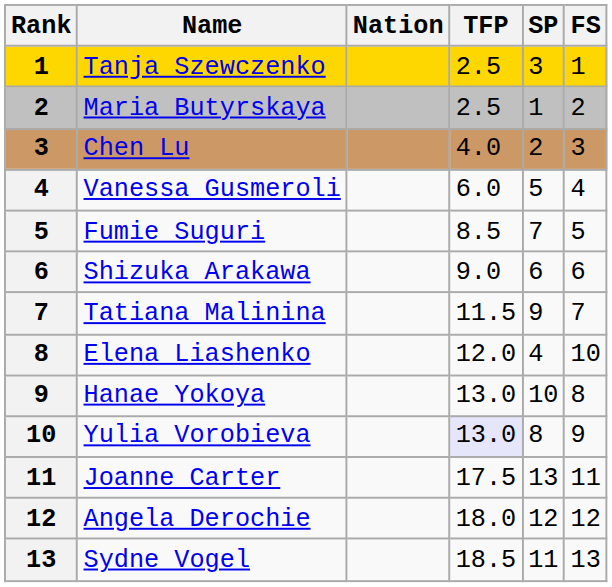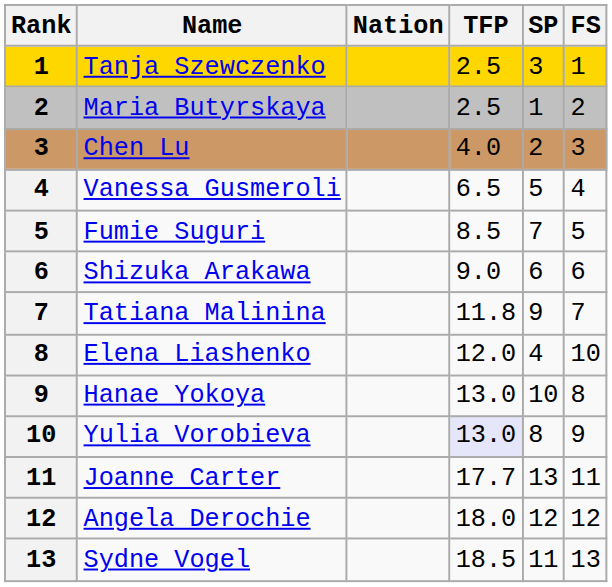(478, 190) 6.0 -> (478, 190) 6.5
(486, 313) 11.5 -> (486, 313) 11.8
(486, 478) 17.5 -> (486, 478) 17.7
